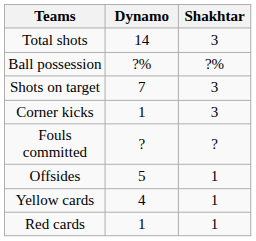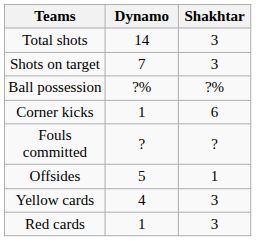rows swapped: (55, 87) <-> (55, 64)
(215, 111) 3 -> (215, 111) 6
(215, 200) 1 -> (215, 200) 3
(215, 224) 1 -> (215, 224) 3
